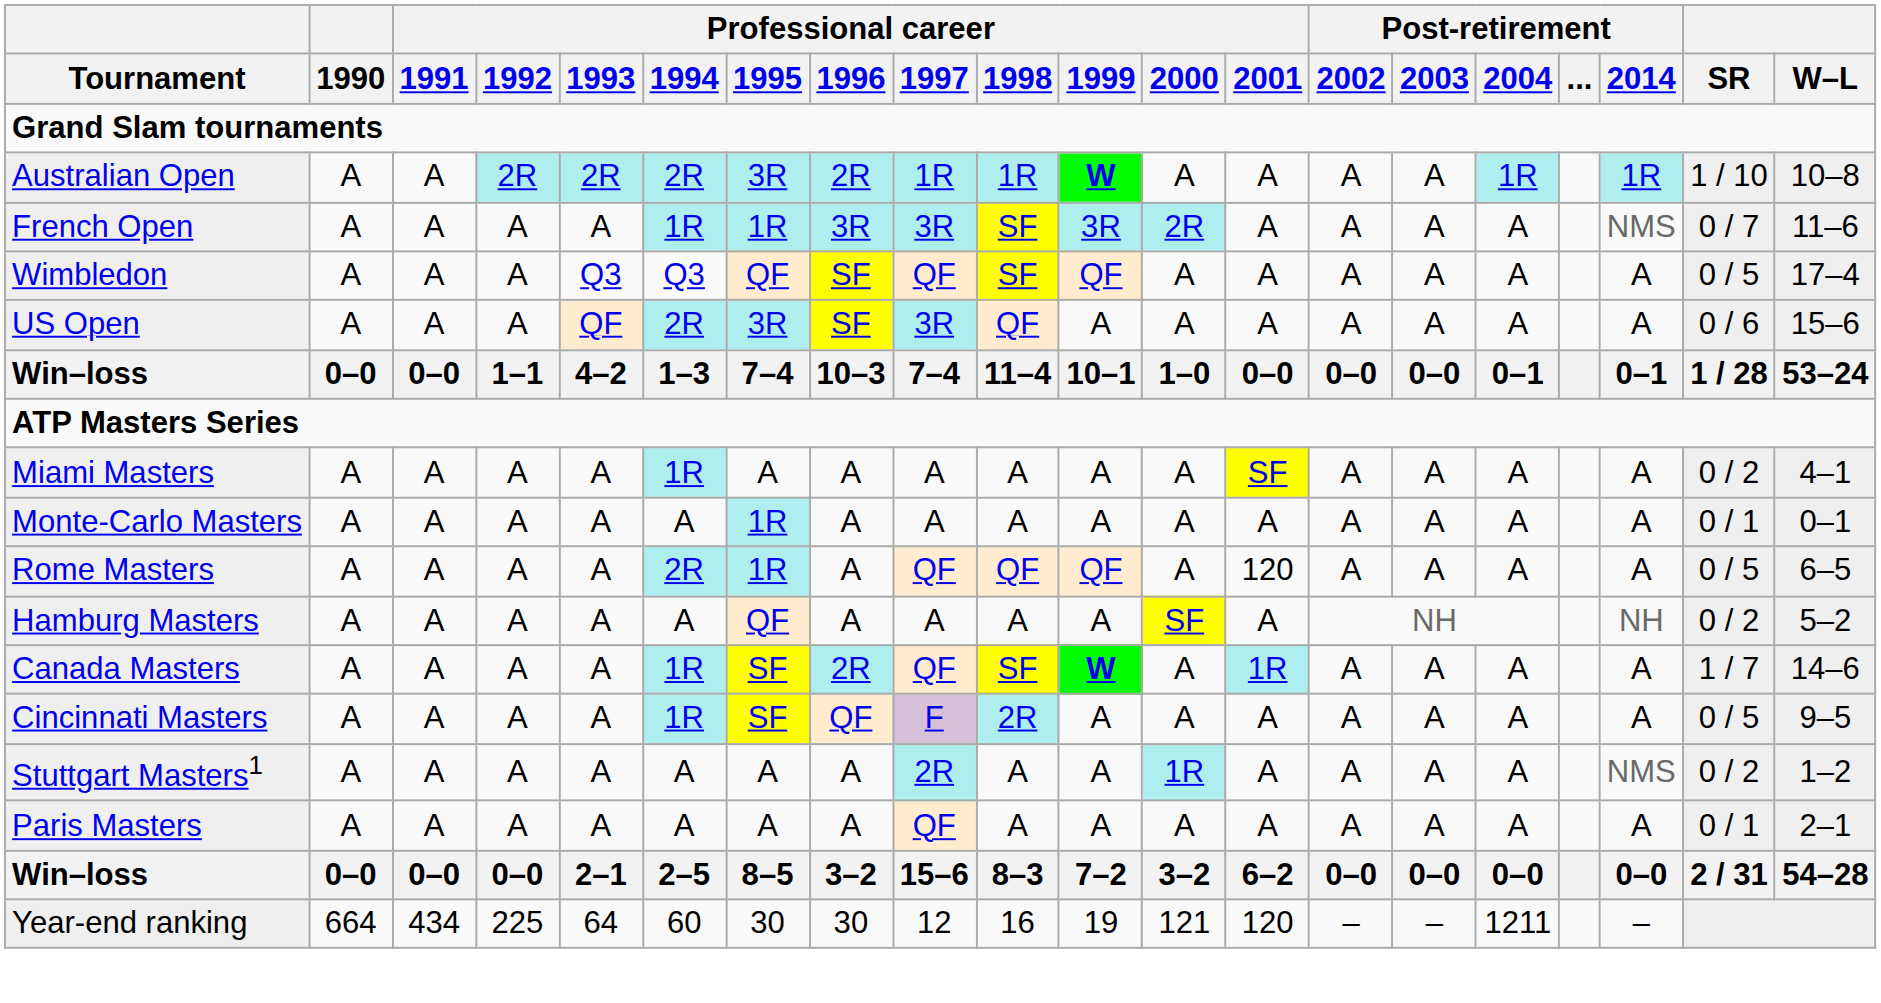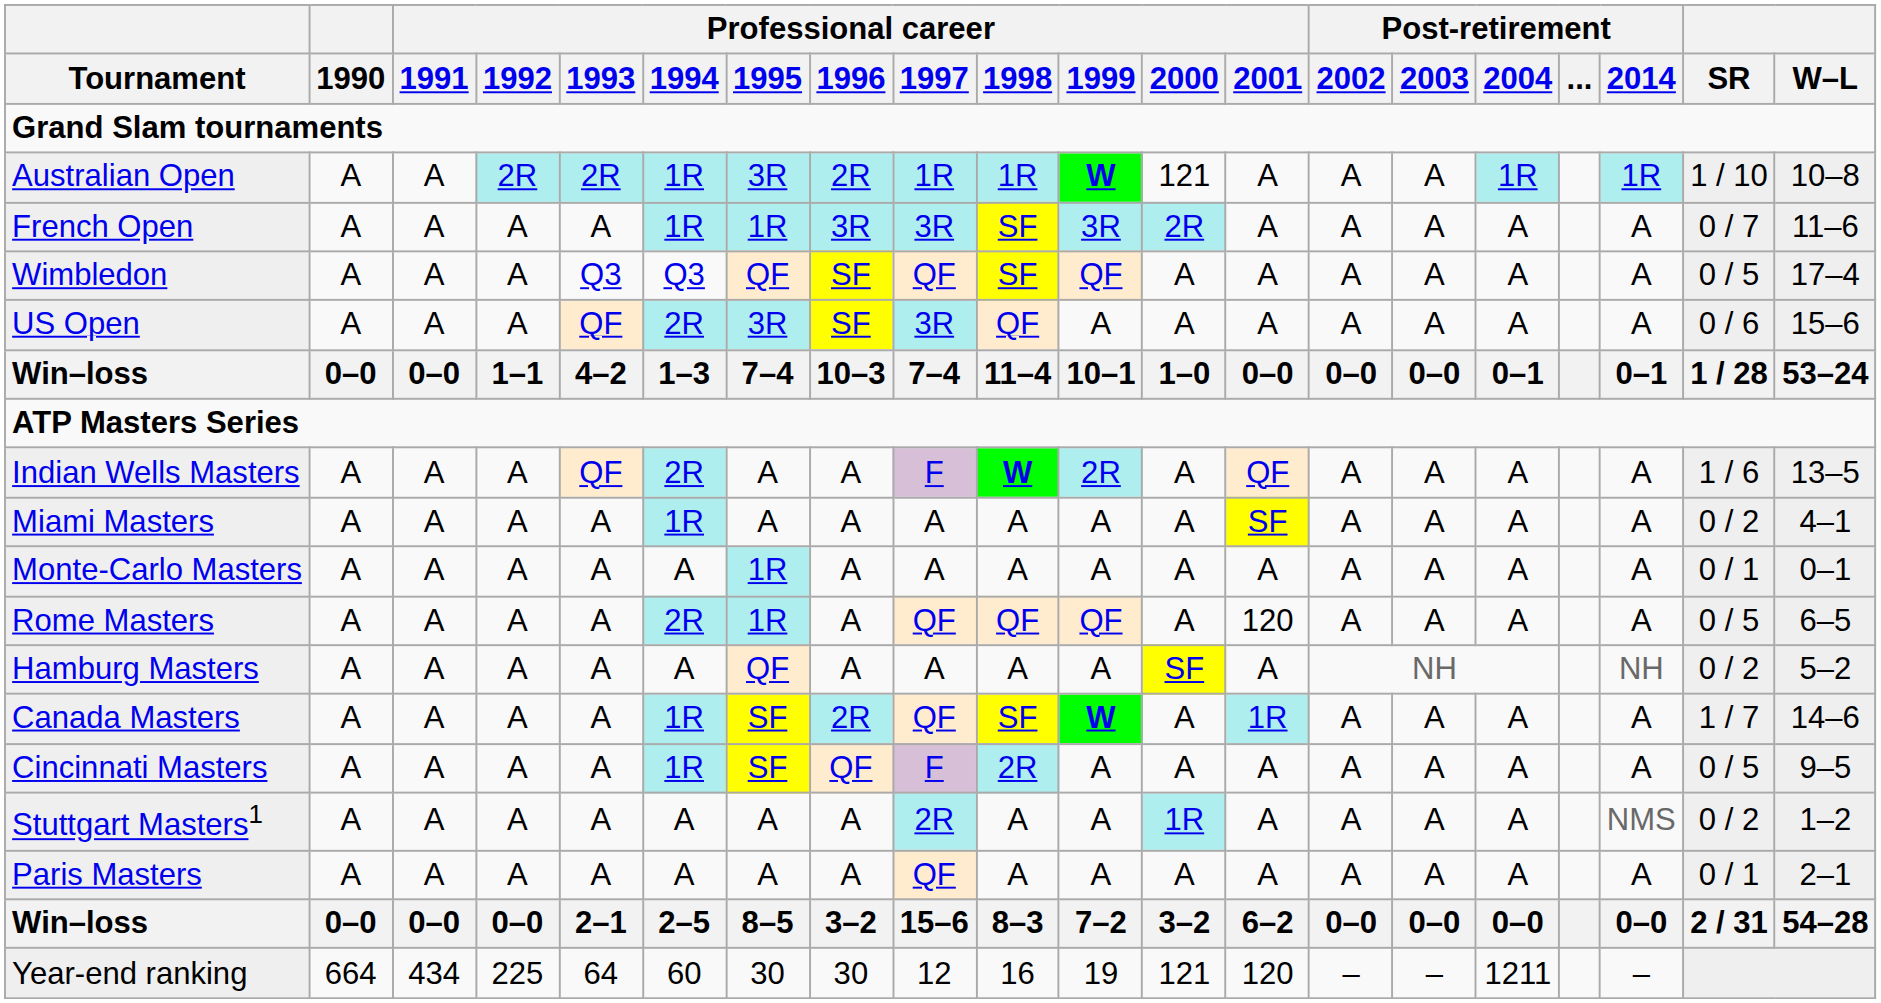(684, 176) 2R -> (684, 176) 1R
(1184, 176) A -> (1184, 176) 121
(1641, 226) NMS -> (1641, 226) A
+ row: (156, 472)
